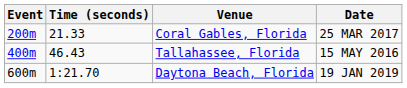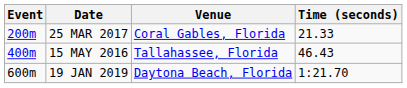columns swapped: (99, 14) <-> (359, 14)
